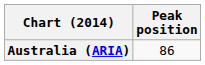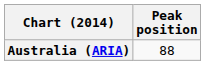(167, 50) 86 -> (167, 50) 88
